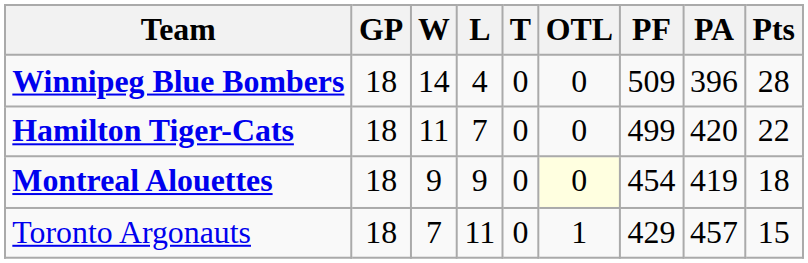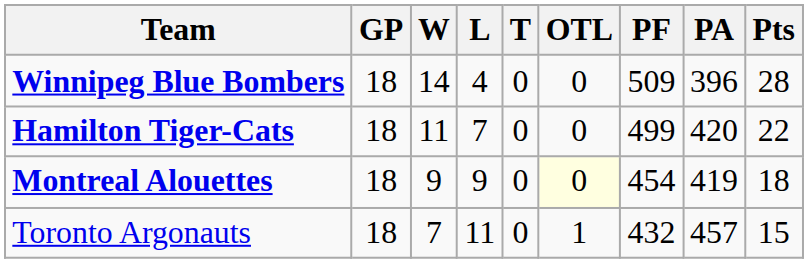(651, 231) 429 -> (651, 231) 432
